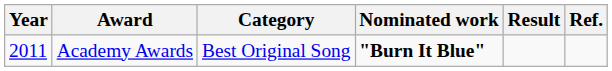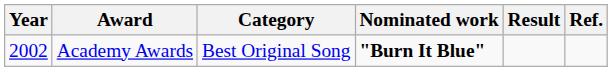(28, 50) 2011 -> (28, 50) 2002
